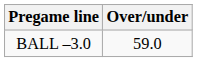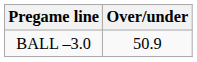(147, 43) 59.0 -> (147, 43) 50.9
